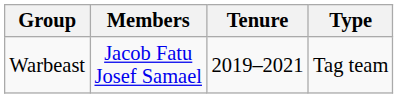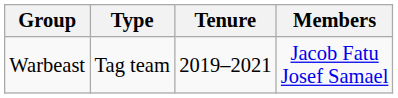columns swapped: (148, 20) <-> (351, 20)
